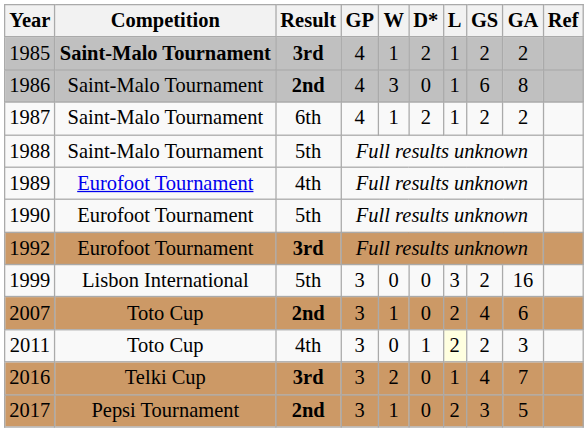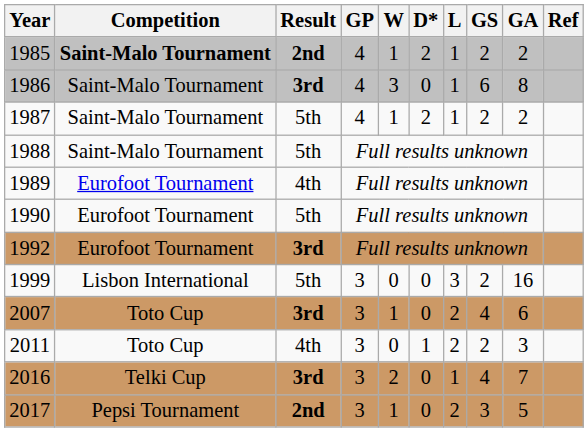(308, 53) 3rd -> (308, 53) 2nd
(308, 85) 2nd -> (308, 85) 3rd
(308, 118) 6th -> (308, 118) 5th
(308, 313) 2nd -> (308, 313) 3rd
(455, 345) lightyellow background -> (455, 345) no background
